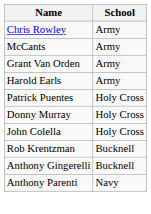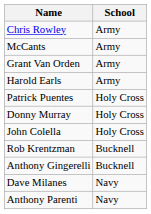+ row: (37, 183)
